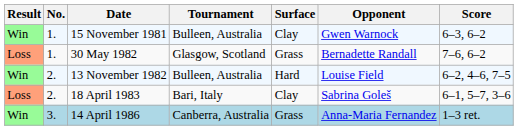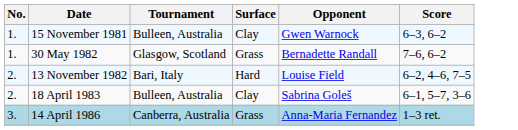- column: (24, 14)
(217, 74) Bulleen, Australia -> (158, 74) Bari, Italy
(198, 94) Bari, Italy -> (178, 94) Bulleen, Australia
